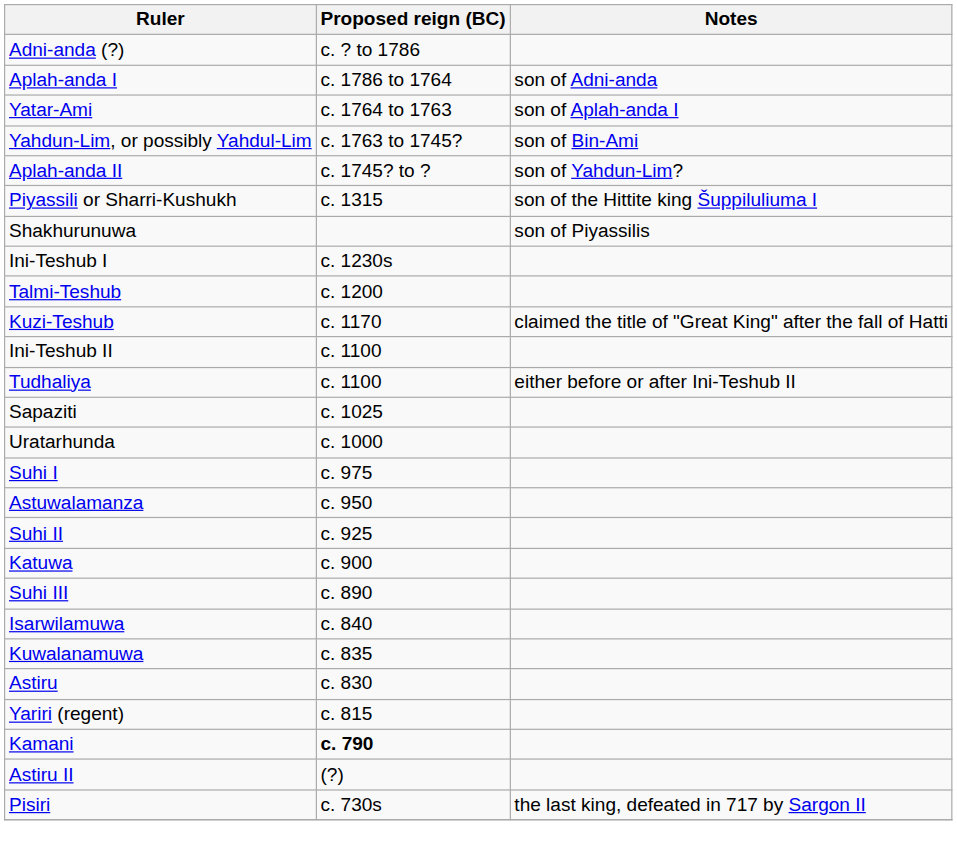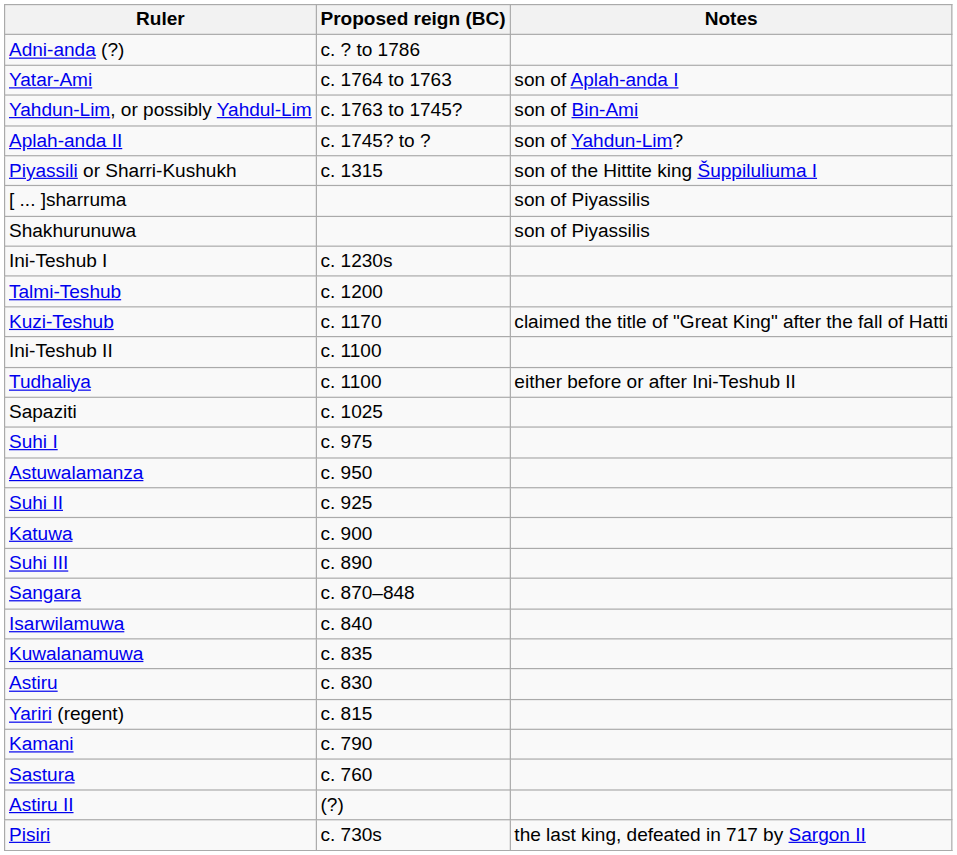- row: (63, 79)
+ row: (68, 200)
- row: (62, 442)
+ row: (45, 593)
(347, 744) bold -> (346, 744) normal
+ row: (42, 774)
